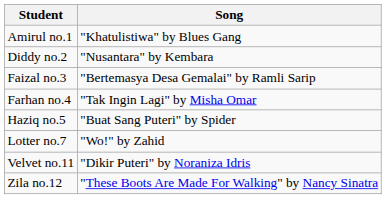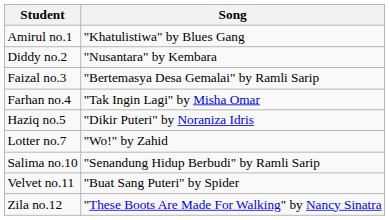(158, 120) "Buat Sang Puteri" by Spider -> (169, 120) "Dikir Puteri" by Noraniza Idris
+ row: (43, 162)
(165, 162) "Dikir Puteri" by Noraniza Idris -> (161, 183) "Buat Sang Puteri" by Spider
